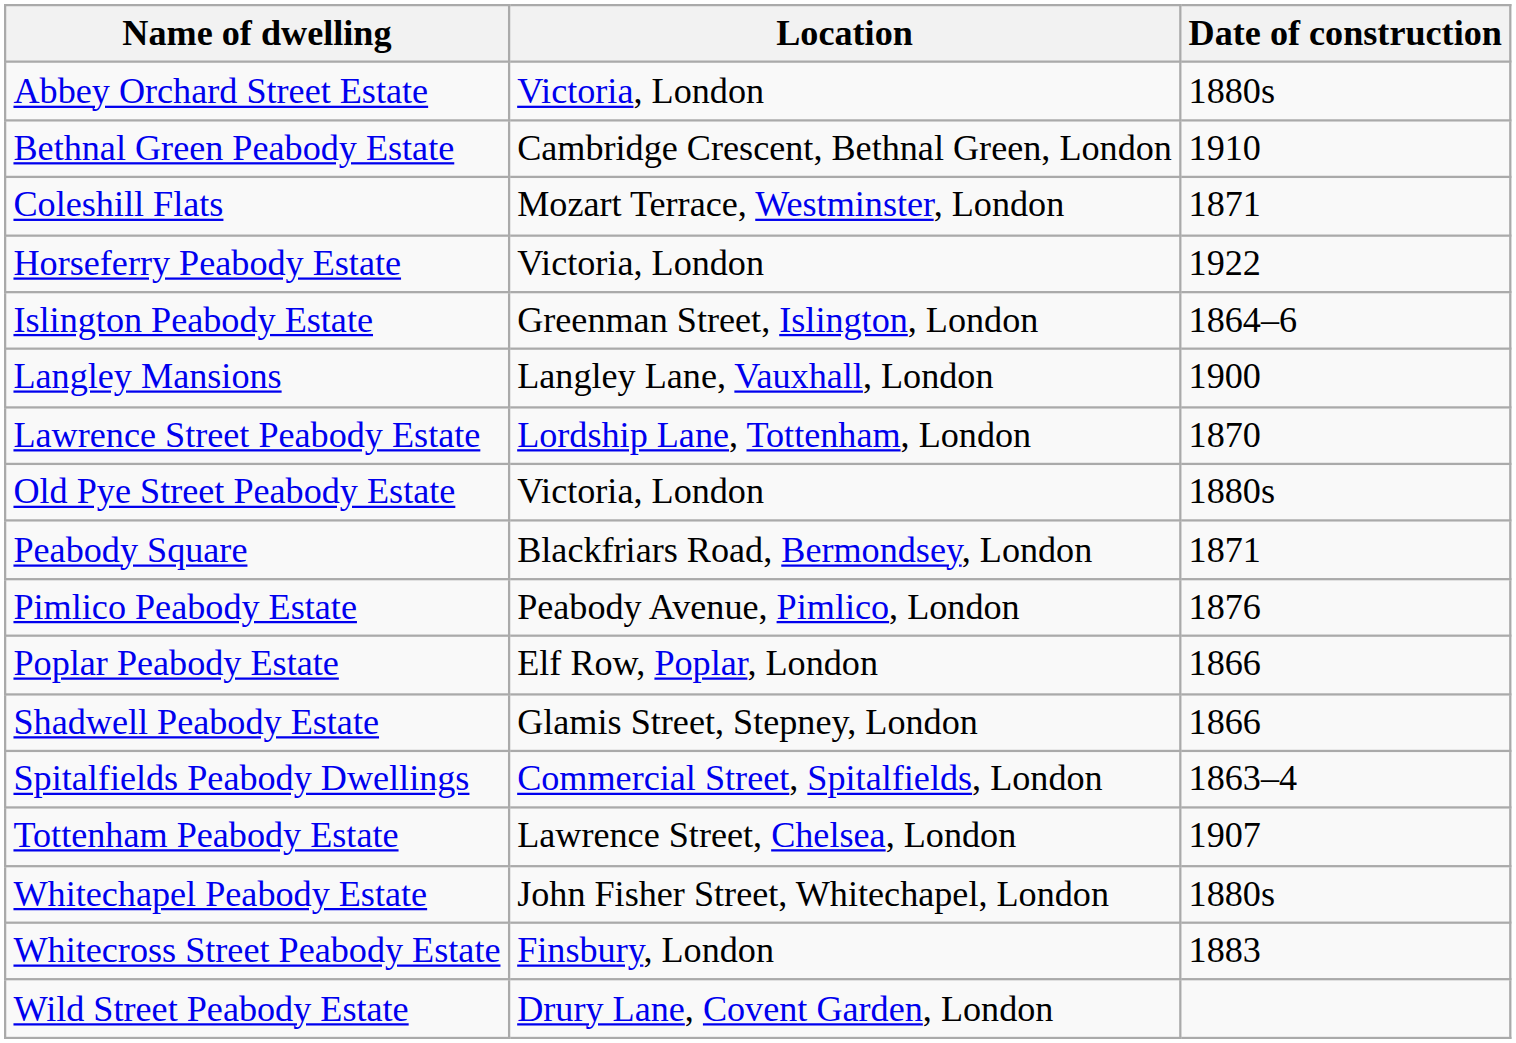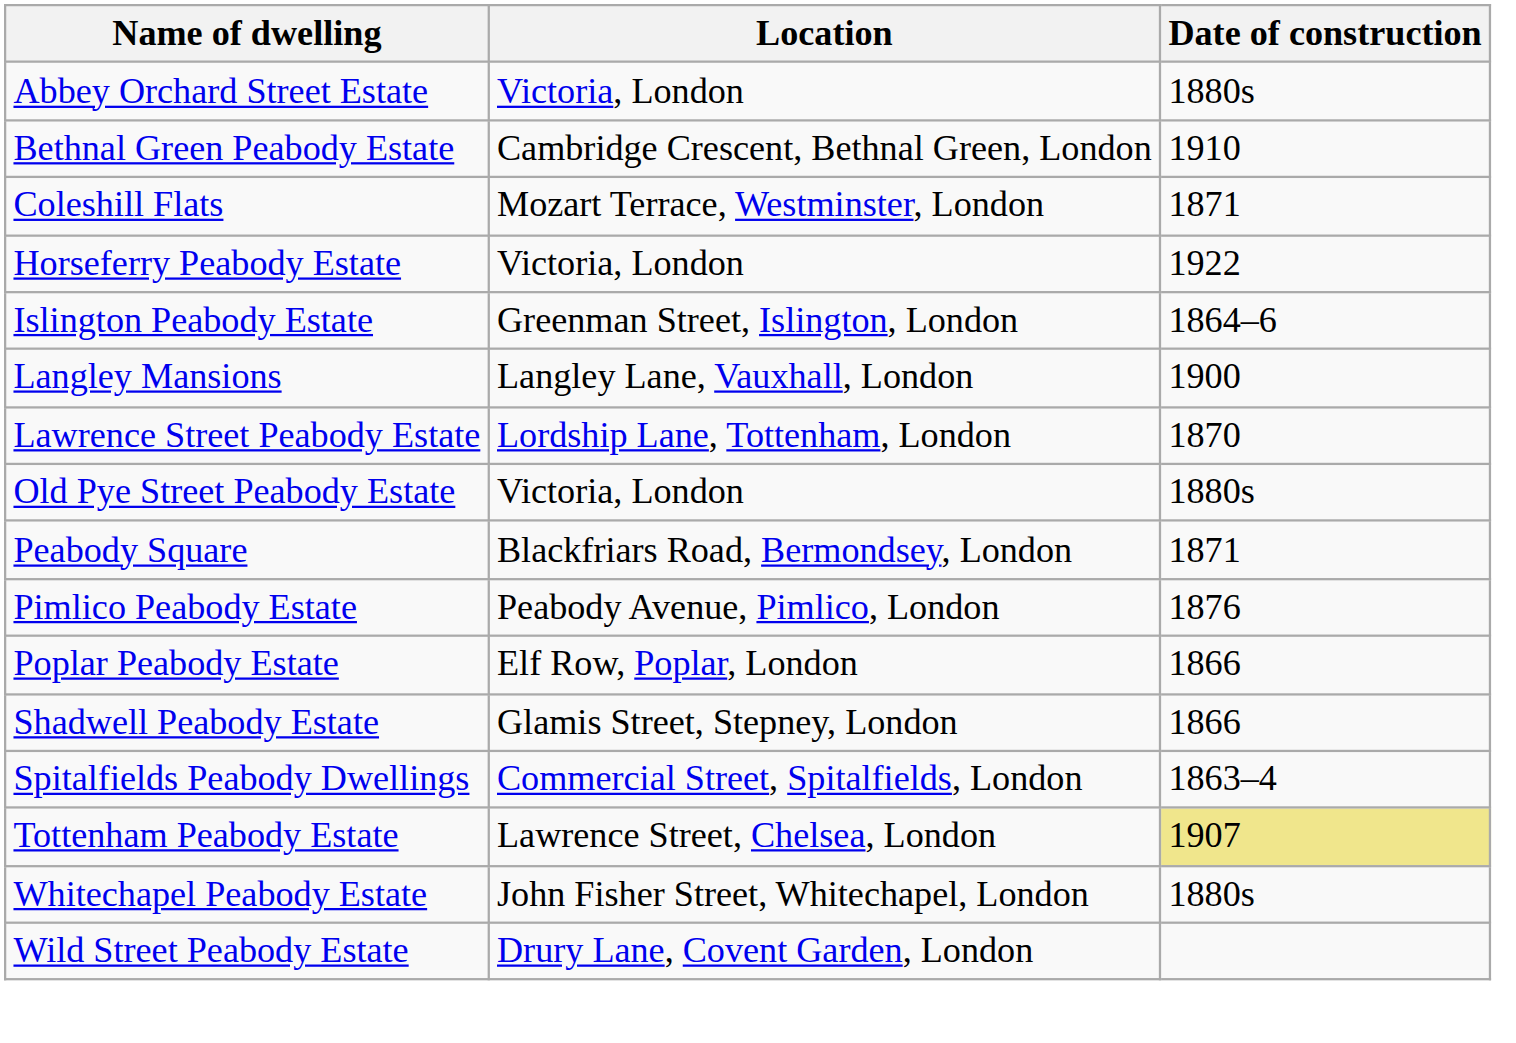(1225, 836) no background -> (1205, 836) khaki background
- row: (257, 950)
